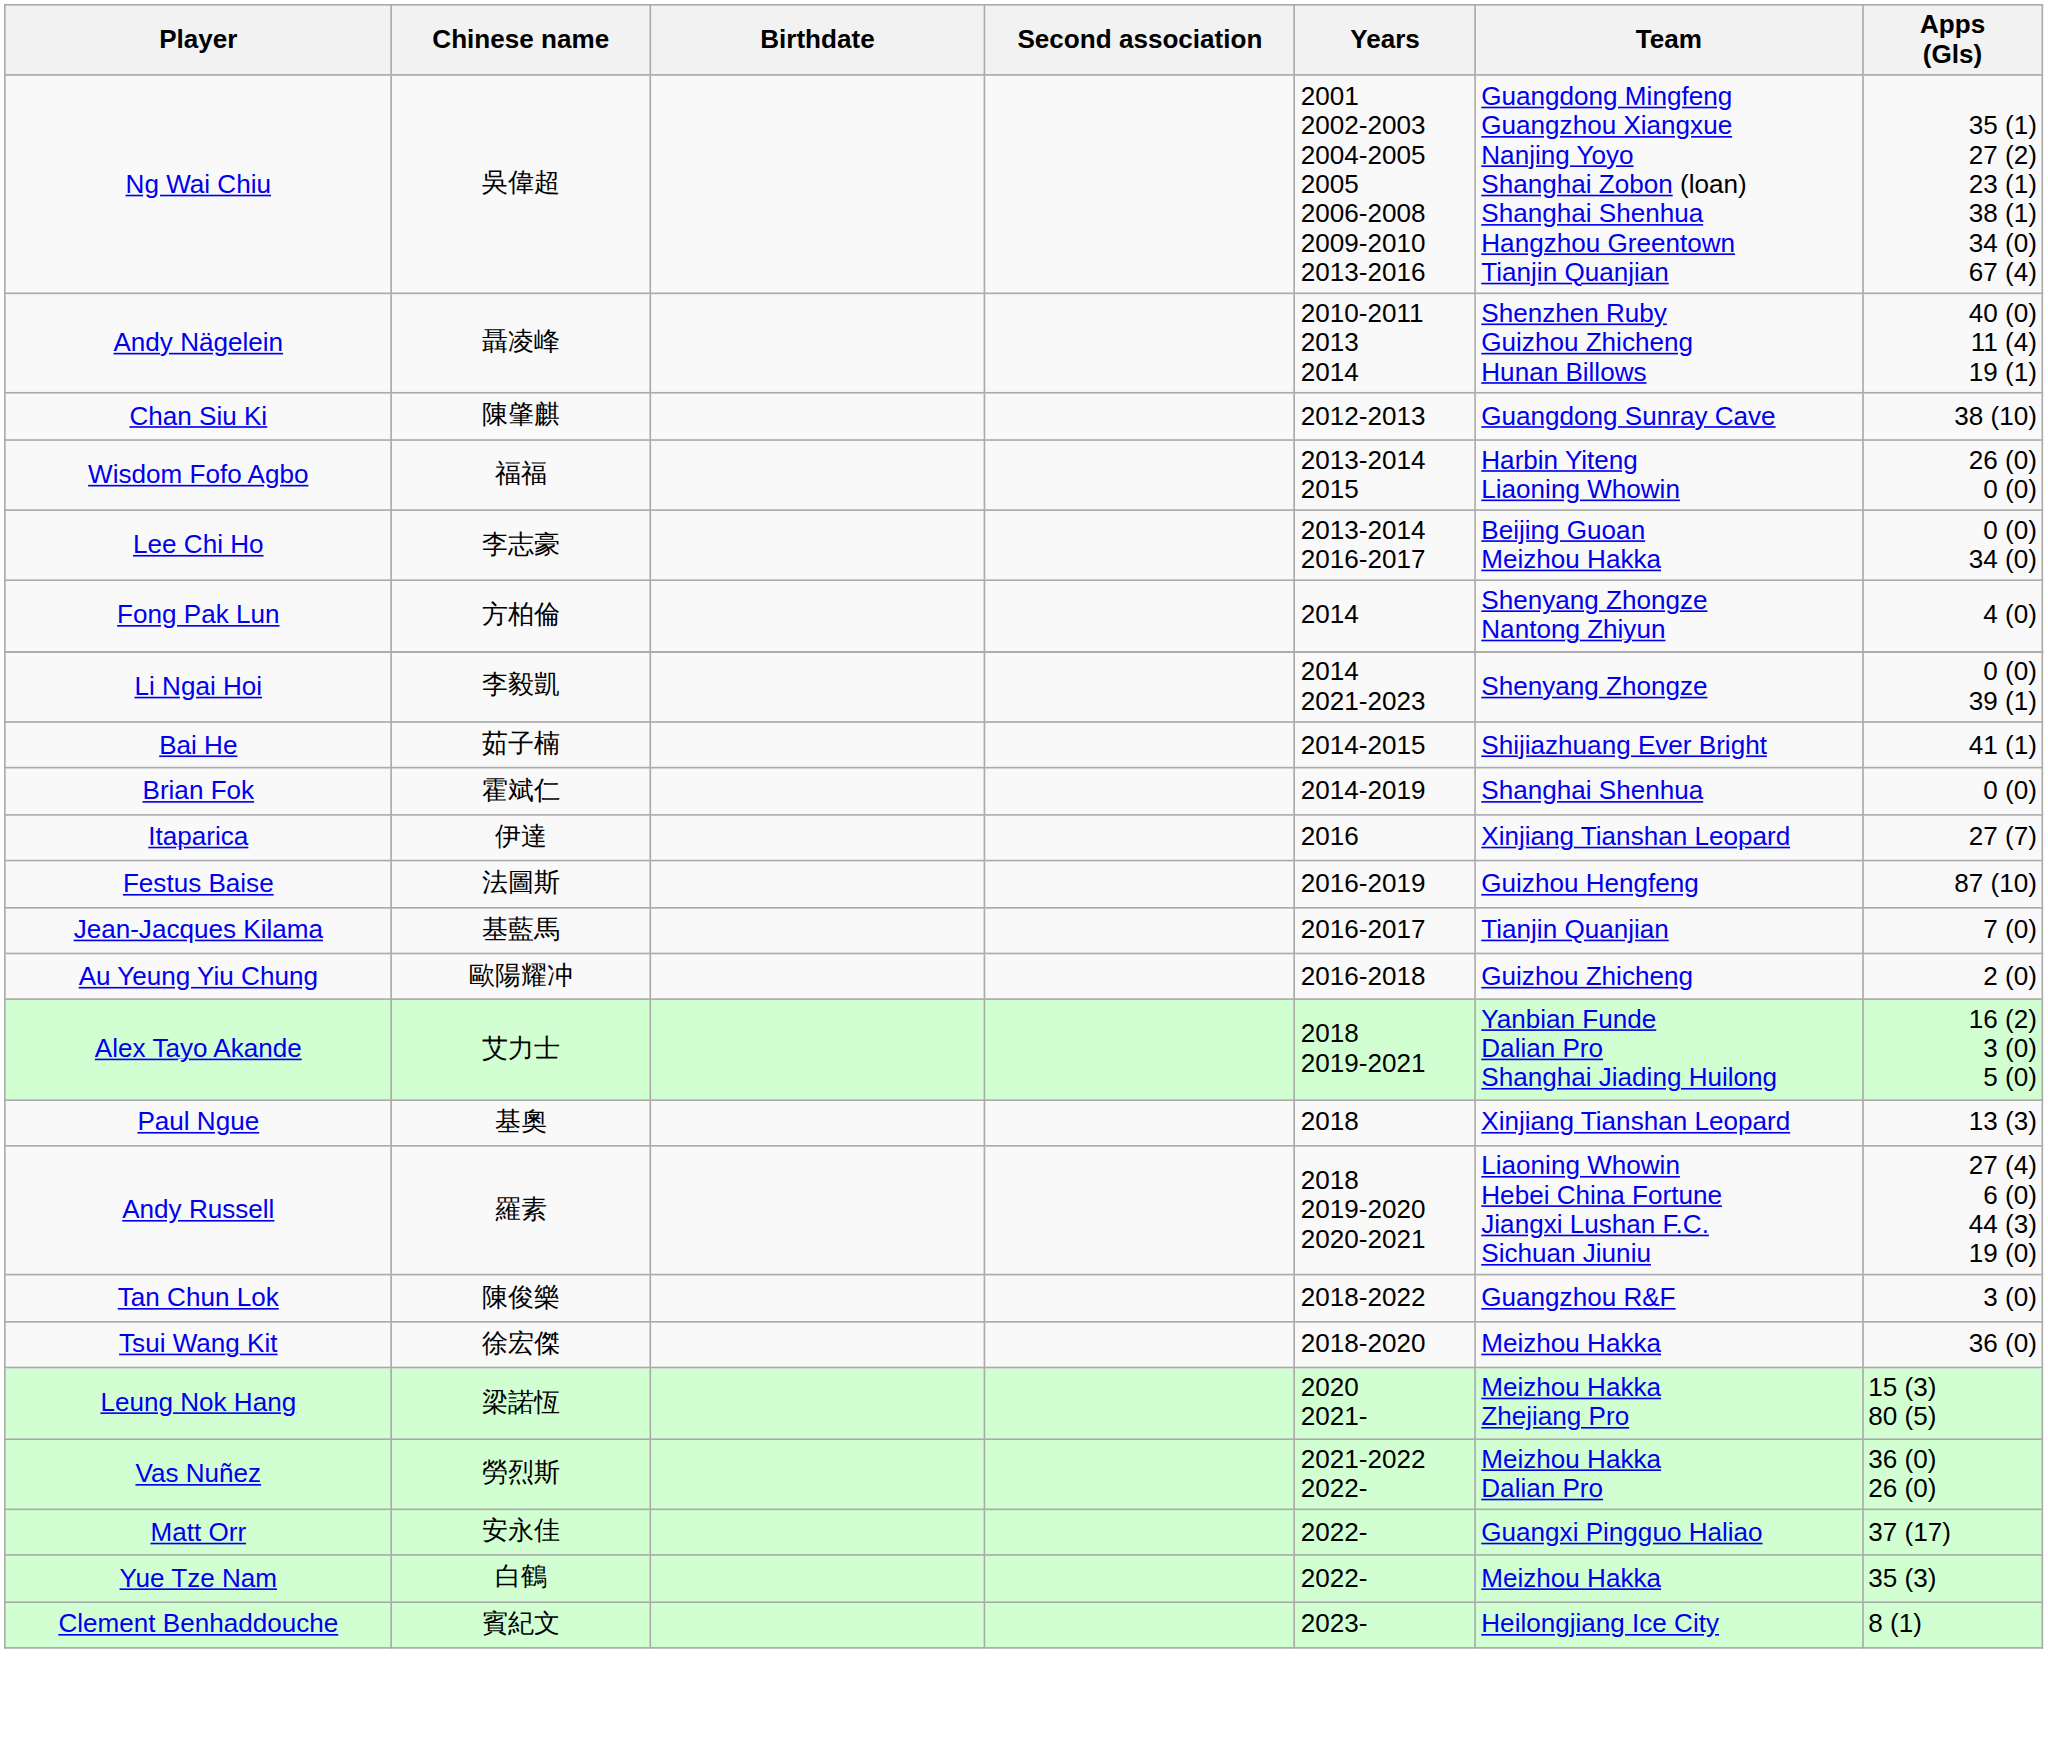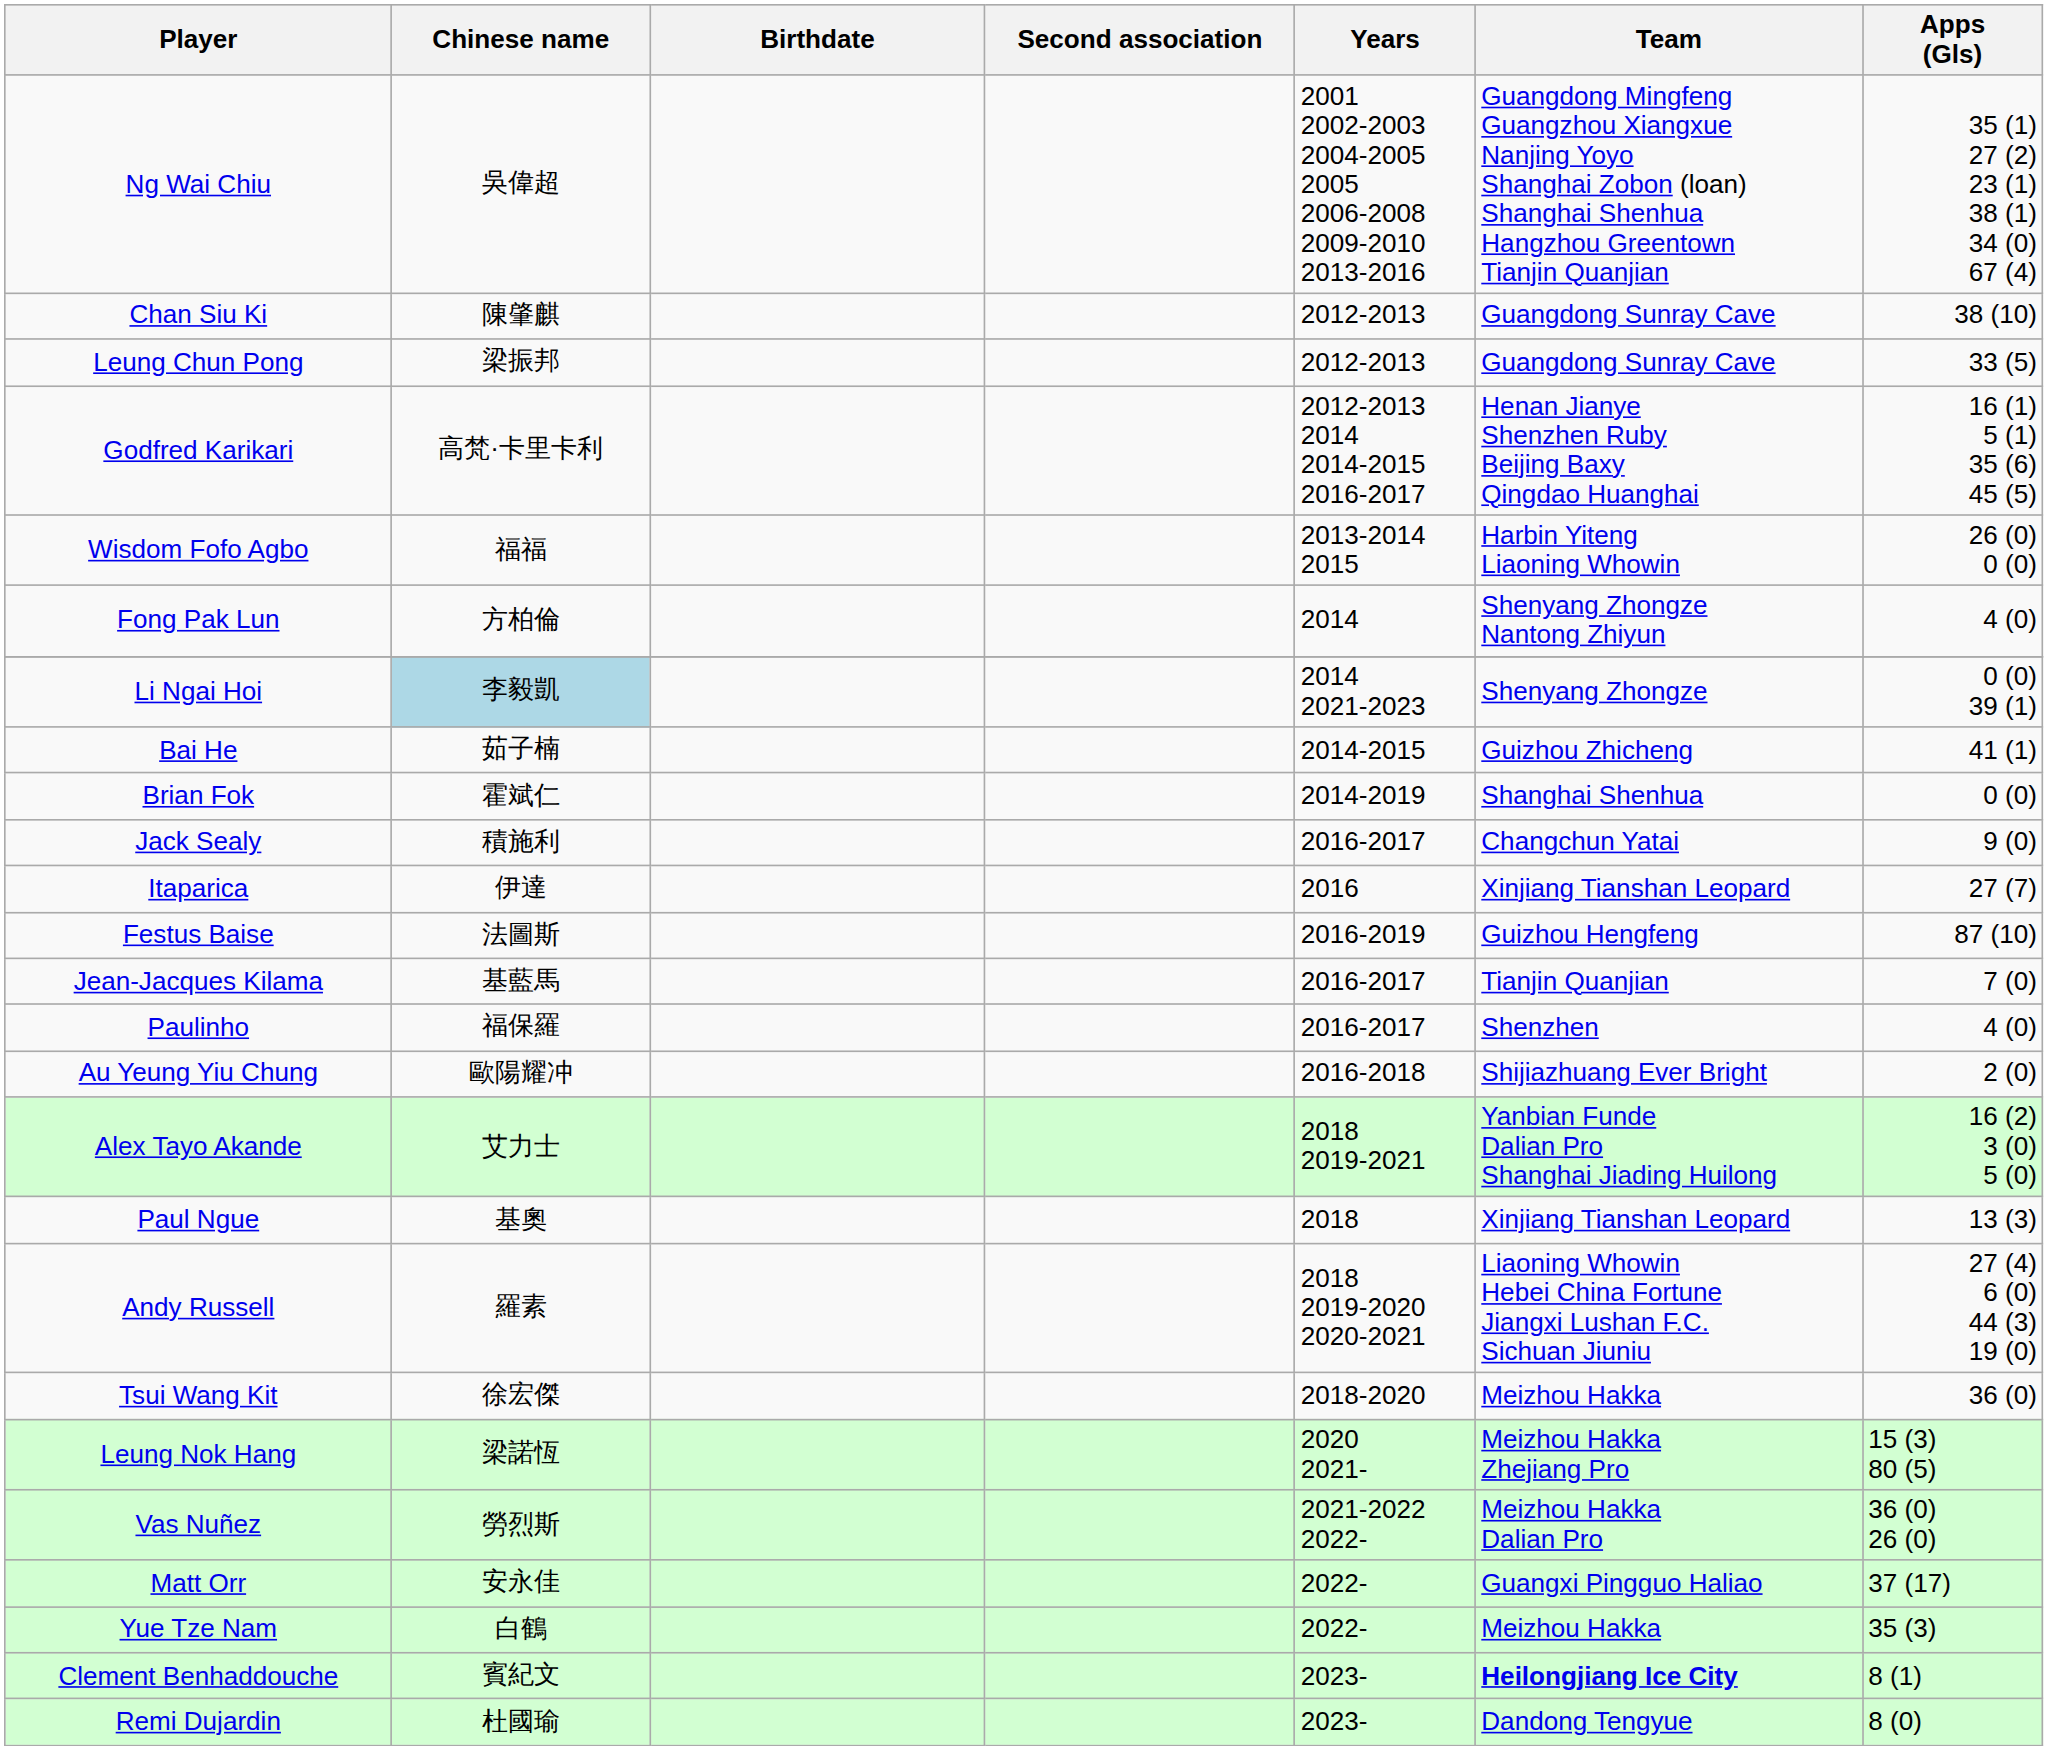- row: (198, 342)
+ row: (198, 361)
+ row: (198, 449)
- row: (198, 544)
(521, 685) no background -> (521, 690) lightblue background
(1624, 744) Shijiazhuang Ever Bright -> (1587, 749) Guizhou Zhicheng
+ row: (198, 842)
+ row: (198, 1027)
(1587, 976) Guizhou Zhicheng -> (1624, 1073) Shijiazhuang Ever Bright
- row: (198, 1298)
(1600, 1624) normal -> (1610, 1675) bold
+ row: (198, 1721)
